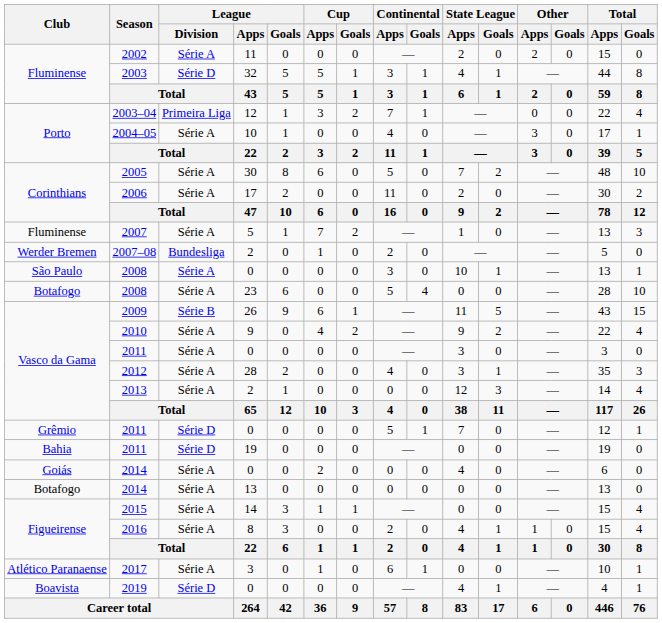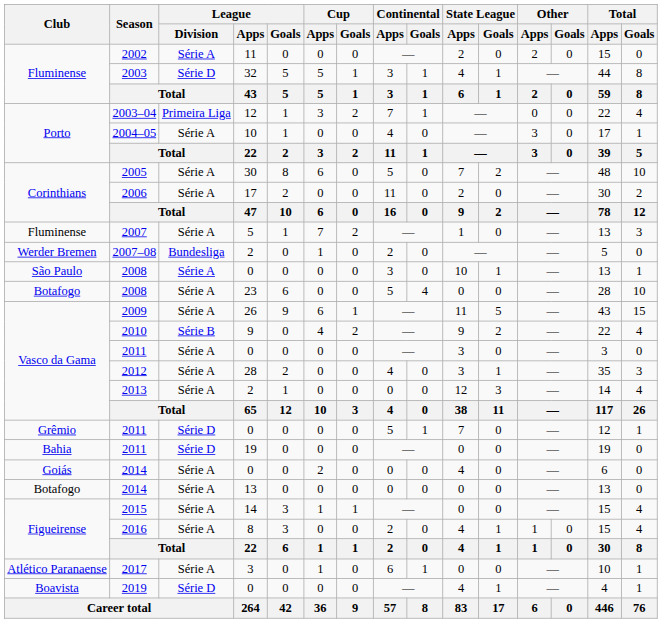(196, 311) Série B -> (196, 311) Série A
(196, 331) Série A -> (196, 331) Série B
